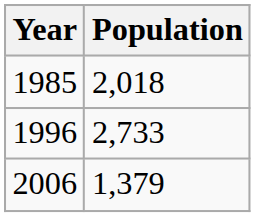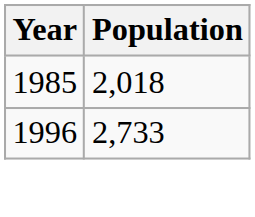- row: (45, 183)
